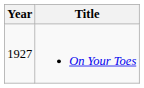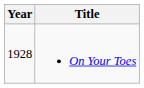(20, 53) 1927 -> (20, 53) 1928
